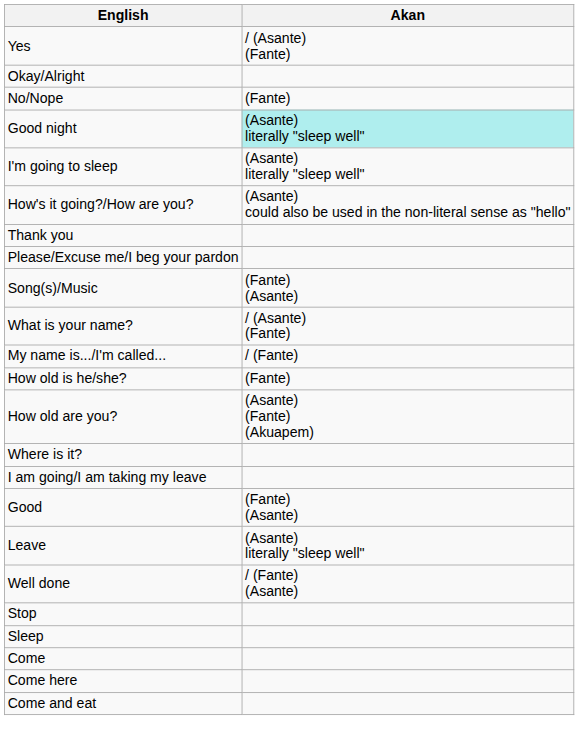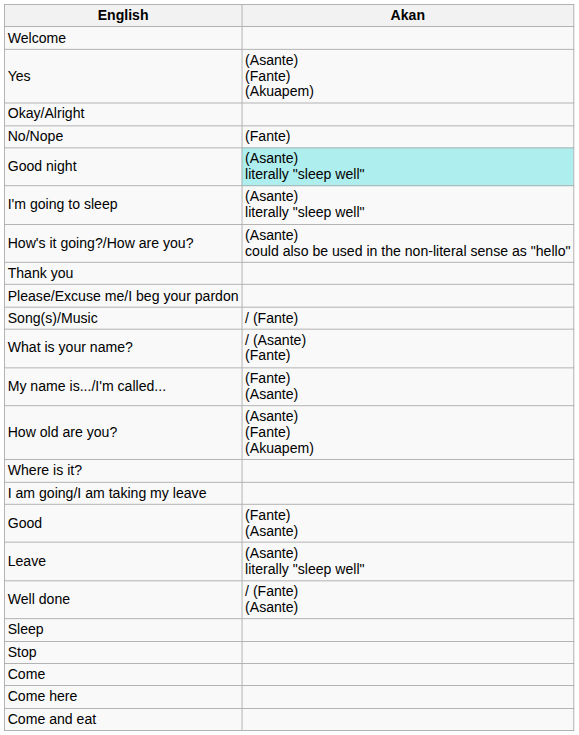+ row: (37, 37)
(276, 45) / (Asante) (Fante) -> (279, 76) (Asante) (Fante) (Akuapem)
(272, 287) (Fante) (Asante) -> (272, 318) / (Fante)
(272, 356) / (Fante) -> (272, 386) (Fante) (Asante)
- row: (67, 378)
rows swapped: (22, 614) <-> (26, 636)
